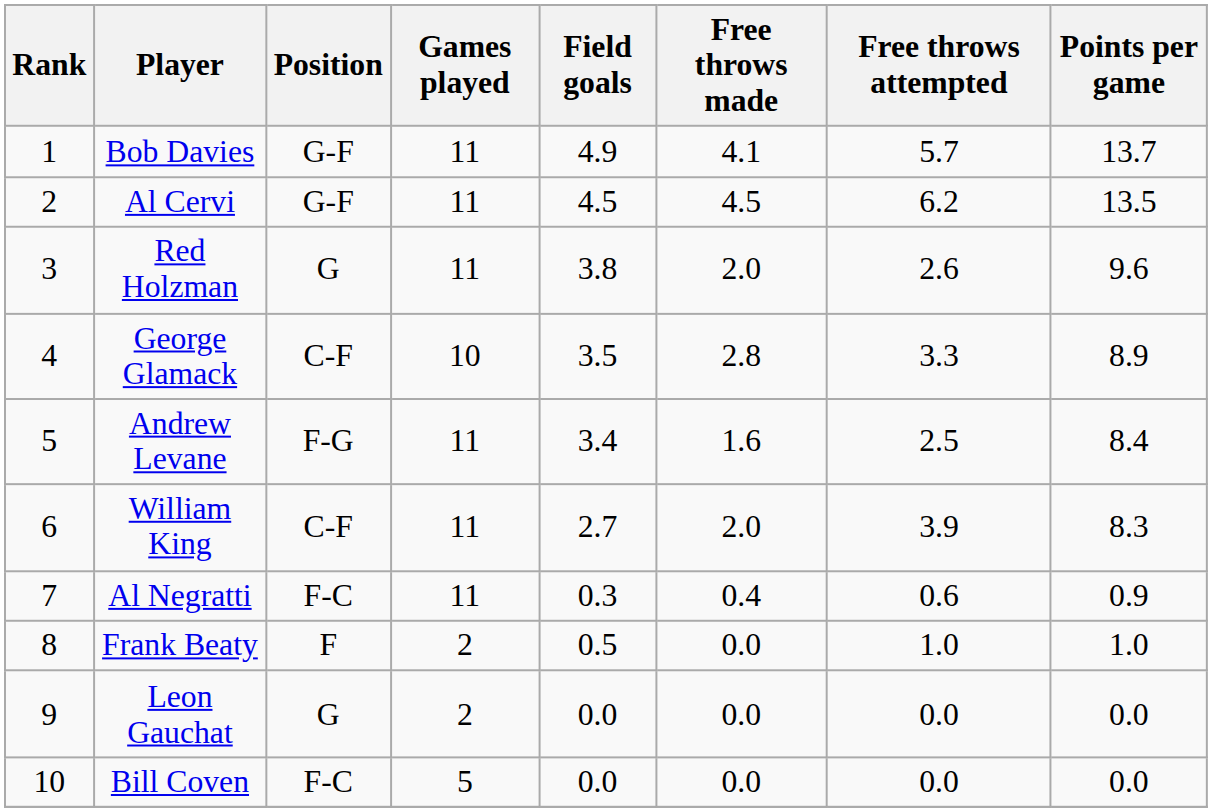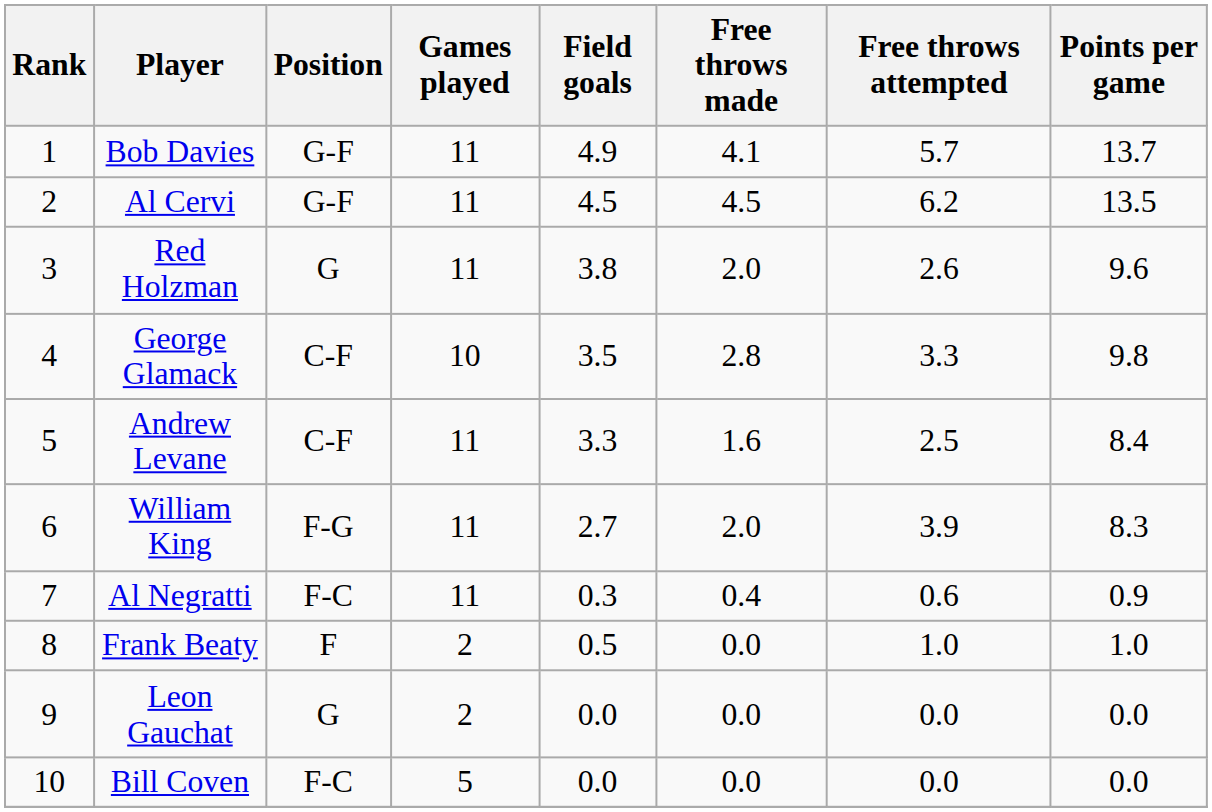(1129, 355) 8.9 -> (1129, 355) 9.8
(328, 441) F-G -> (328, 441) C-F
(598, 441) 3.4 -> (598, 441) 3.3
(328, 527) C-F -> (328, 527) F-G
